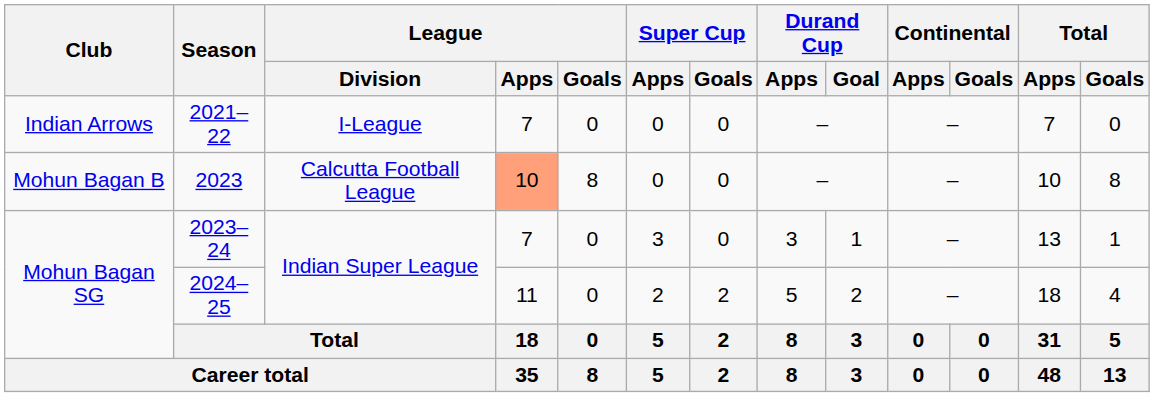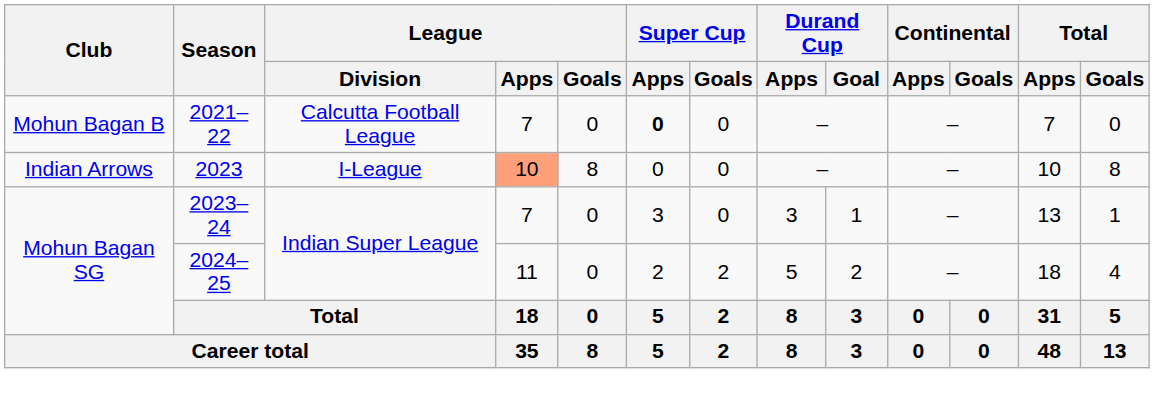(89, 123) Indian Arrows -> (89, 123) Mohun Bagan B
(380, 123) I-League -> (380, 123) Calcutta Football League
(658, 123) normal -> (658, 123) bold
(89, 181) Mohun Bagan B -> (89, 169) Indian Arrows
(380, 181) Calcutta Football League -> (380, 169) I-League
